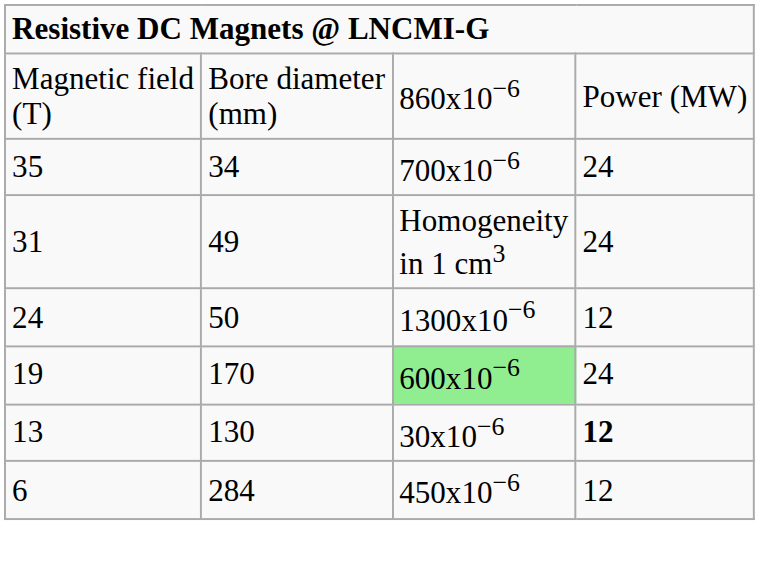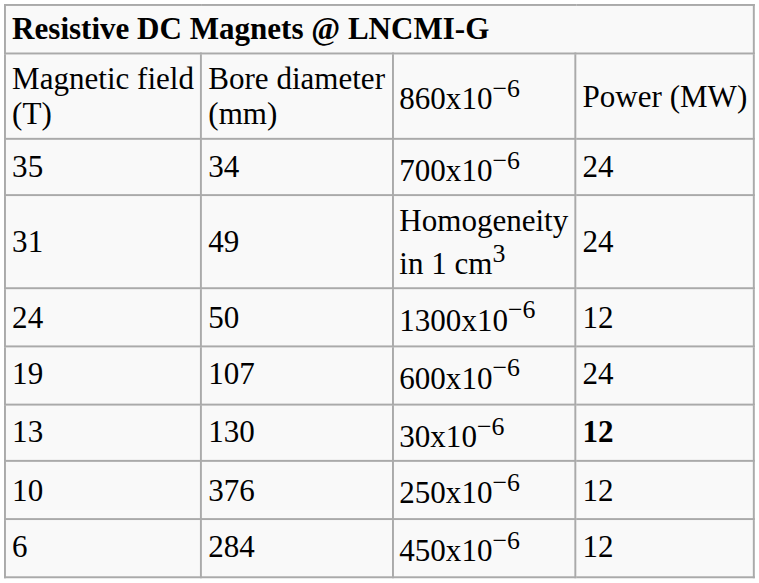(232, 374) 170 -> (232, 374) 107
(460, 374) lightgreen background -> (460, 374) no background
+ row: (28, 489)
